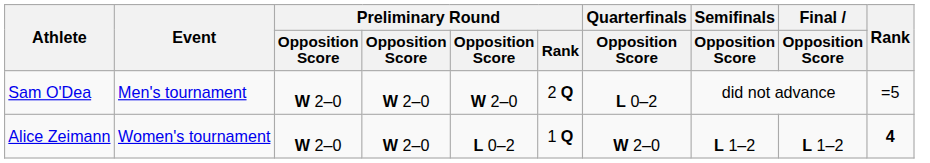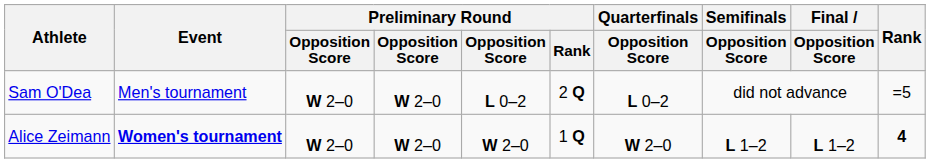(494, 102) W 2–0 -> (506, 102) L 0–2
(194, 136) normal -> (200, 136) bold
(494, 145) L 0–2 -> (506, 145) W 2–0
